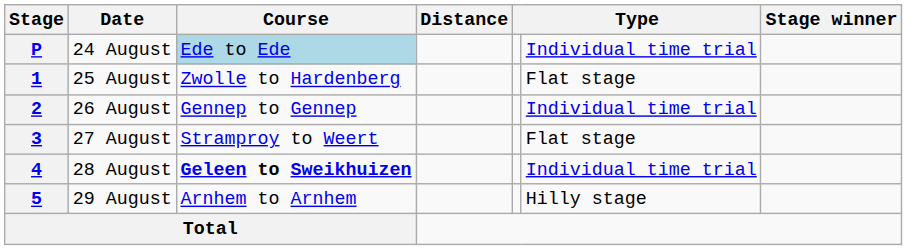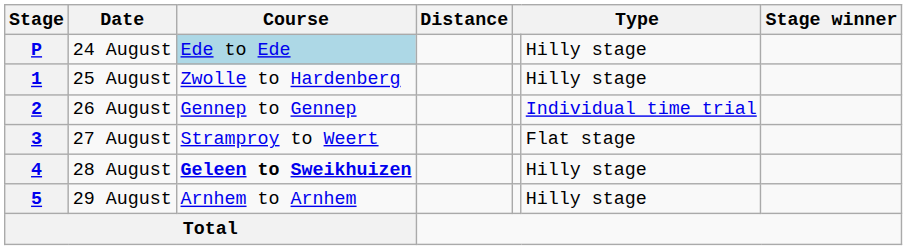(641, 50) Individual time trial -> (586, 50) Hilly stage
(581, 79) Flat stage -> (586, 79) Hilly stage
(641, 169) Individual time trial -> (586, 169) Hilly stage
